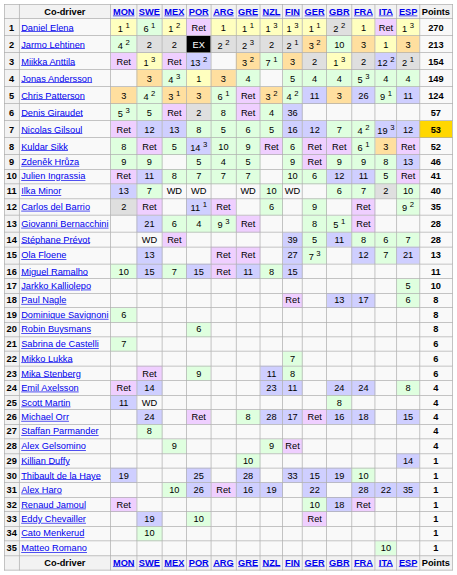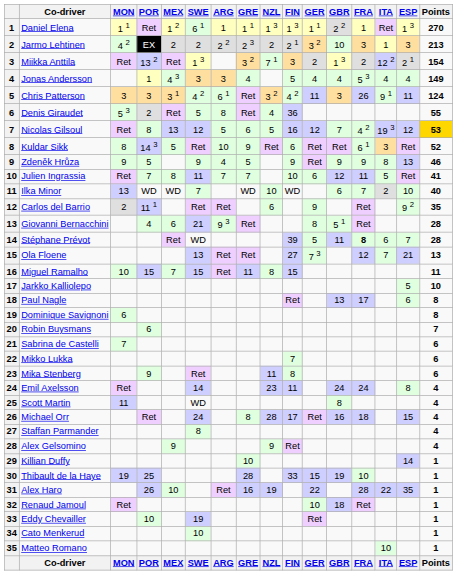columns swapped: (149, 11) <-> (199, 11)
(436, 112) 57 -> (436, 112) 55
(363, 239) normal -> (363, 239) bold
(436, 329) 8 -> (436, 329) 7
